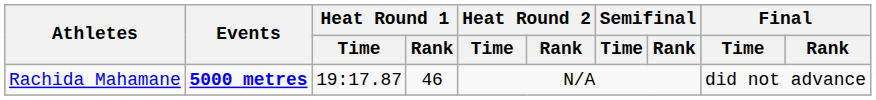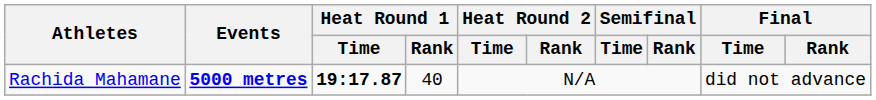(359, 80) normal -> (359, 80) bold
(432, 80) 46 -> (432, 80) 40
